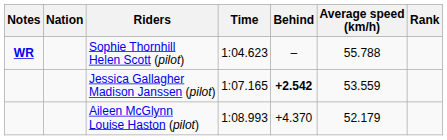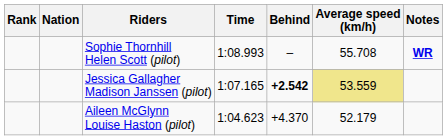columns swapped: (425, 20) <-> (24, 20)
(245, 53) 1:04.623 -> (241, 53) 1:08.993
(362, 53) 55.788 -> (358, 53) 55.708
(362, 85) no background -> (358, 85) khaki background
(245, 118) 1:08.993 -> (241, 118) 1:04.623
